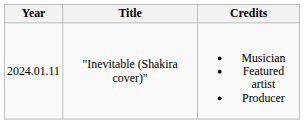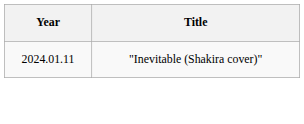- column: (249, 13)
